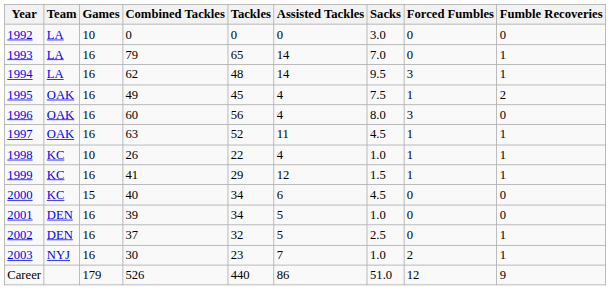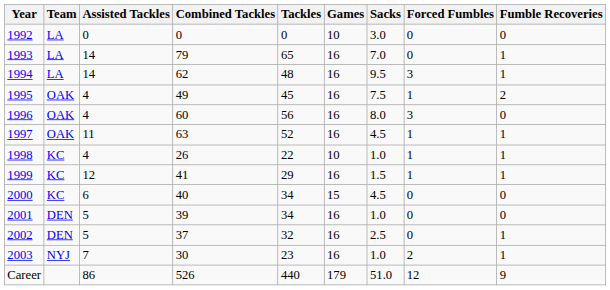columns swapped: (101, 14) <-> (320, 14)
